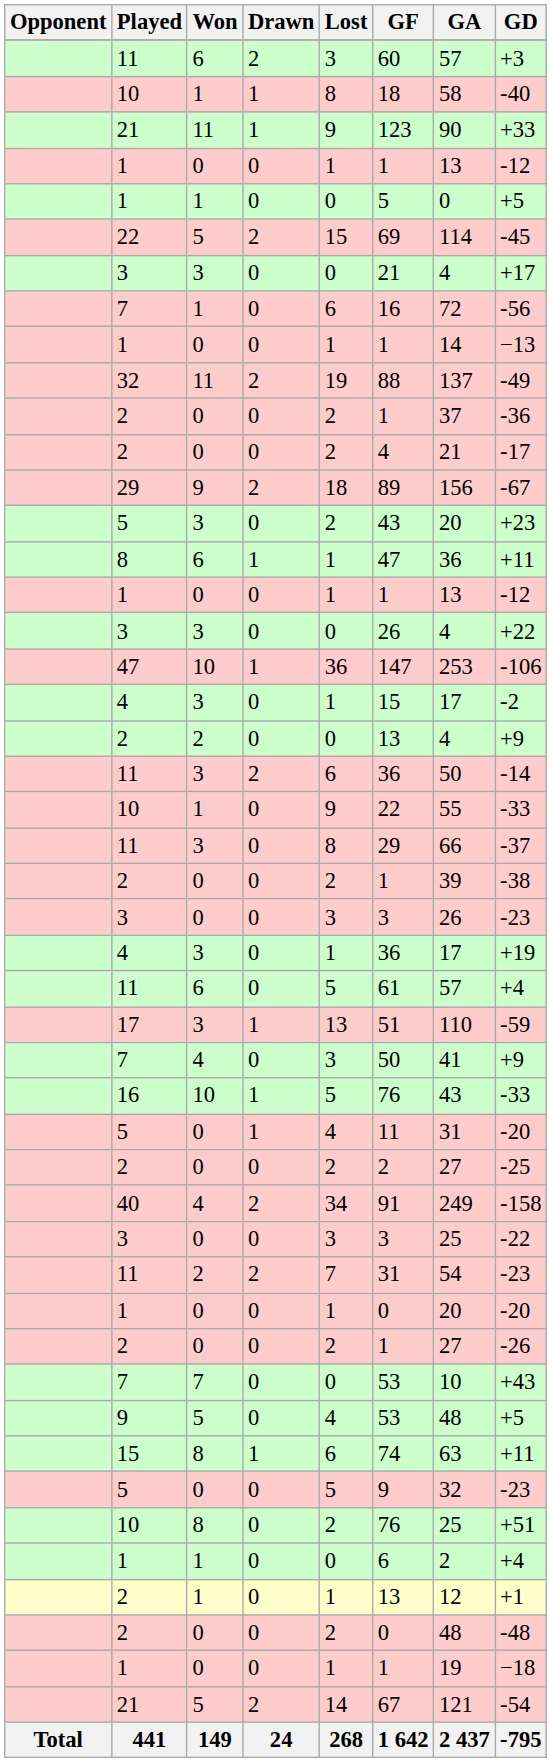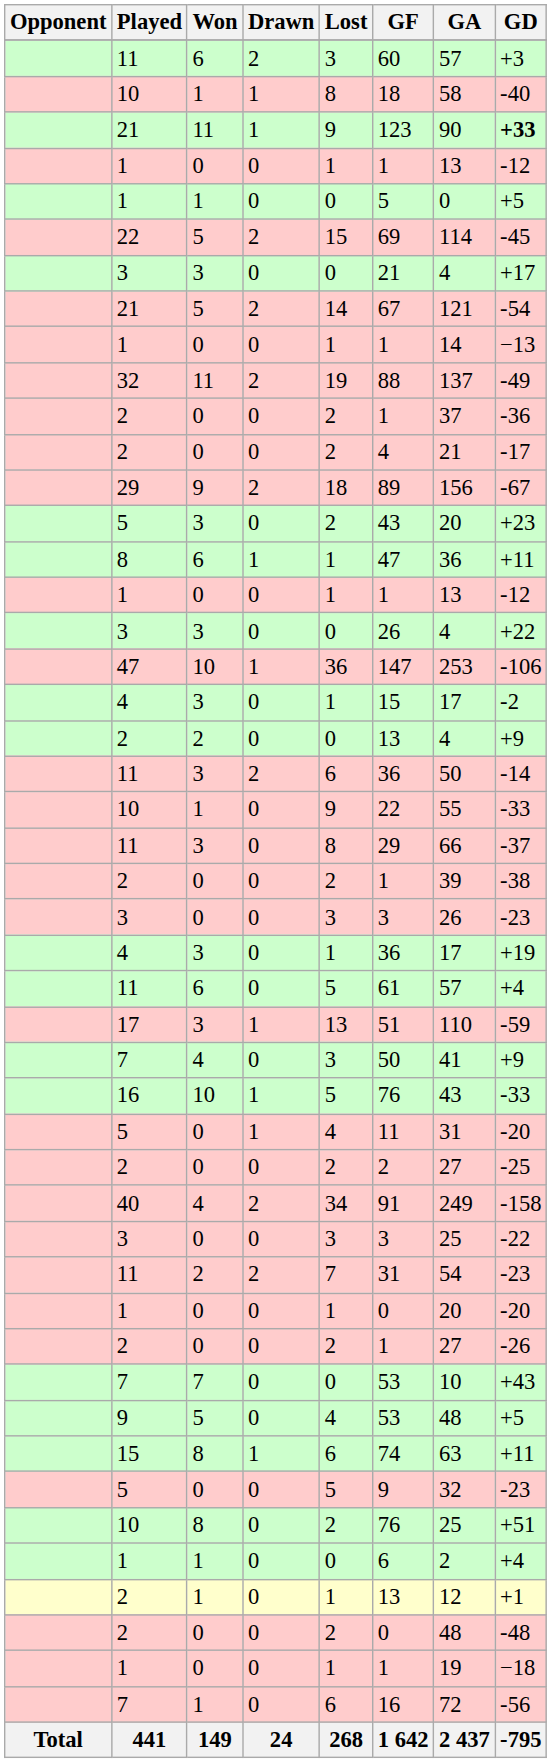(518, 129) normal -> (518, 129) bold
rows swapped: (122, 308) <-> (128, 1703)
